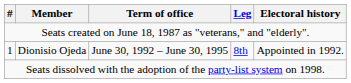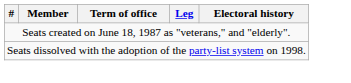- row: (10, 51)
